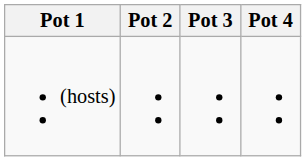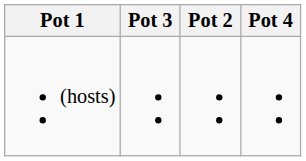columns swapped: (150, 20) <-> (210, 20)
